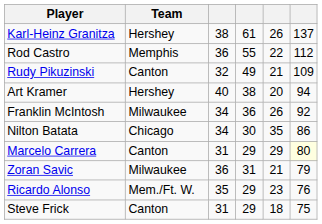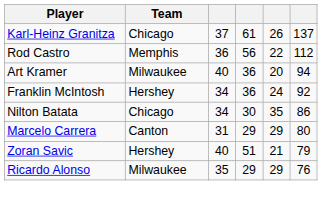(151, 33) Hershey -> (151, 33) Chicago
(222, 33) 38 -> (222, 33) 37
(249, 53) 55 -> (249, 53) 56
- row: (51, 72)
(151, 92) Hershey -> (158, 72) Milwaukee
(249, 92) 38 -> (249, 72) 36
(158, 111) Milwaukee -> (151, 92) Hershey
(276, 111) 26 -> (276, 92) 24
(304, 151) lightyellow background -> (304, 131) no background
(158, 170) Milwaukee -> (151, 151) Hershey
(222, 170) 36 -> (222, 151) 40
(249, 170) 31 -> (249, 151) 51
(162, 190) Mem./Ft. W. -> (158, 170) Milwaukee
(276, 190) 23 -> (276, 170) 29
- row: (38, 209)
